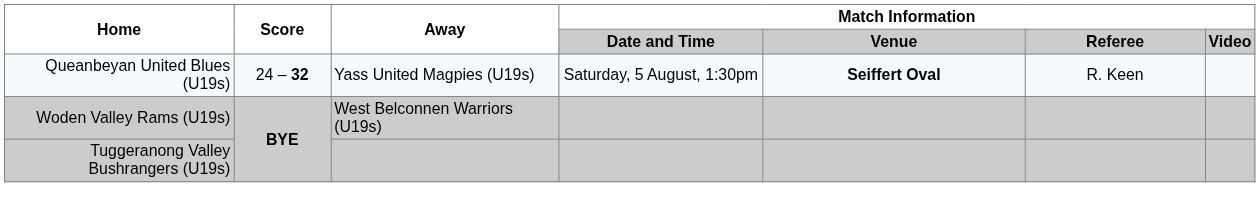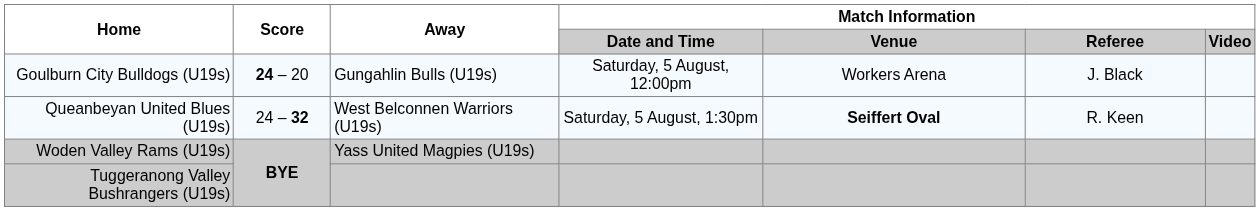+ row: (123, 75)
(434, 75) Yass United Magpies (U19s) -> (423, 117) West Belconnen Warriors (U19s)
(424, 117) West Belconnen Warriors (U19s) -> (434, 151) Yass United Magpies (U19s)
